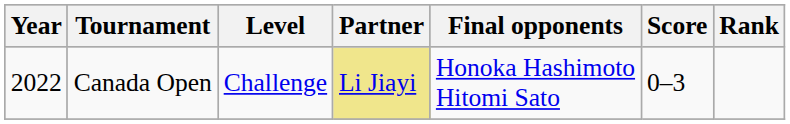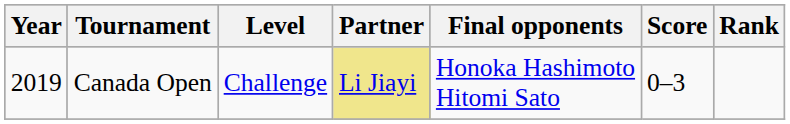(36, 82) 2022 -> (36, 82) 2019
